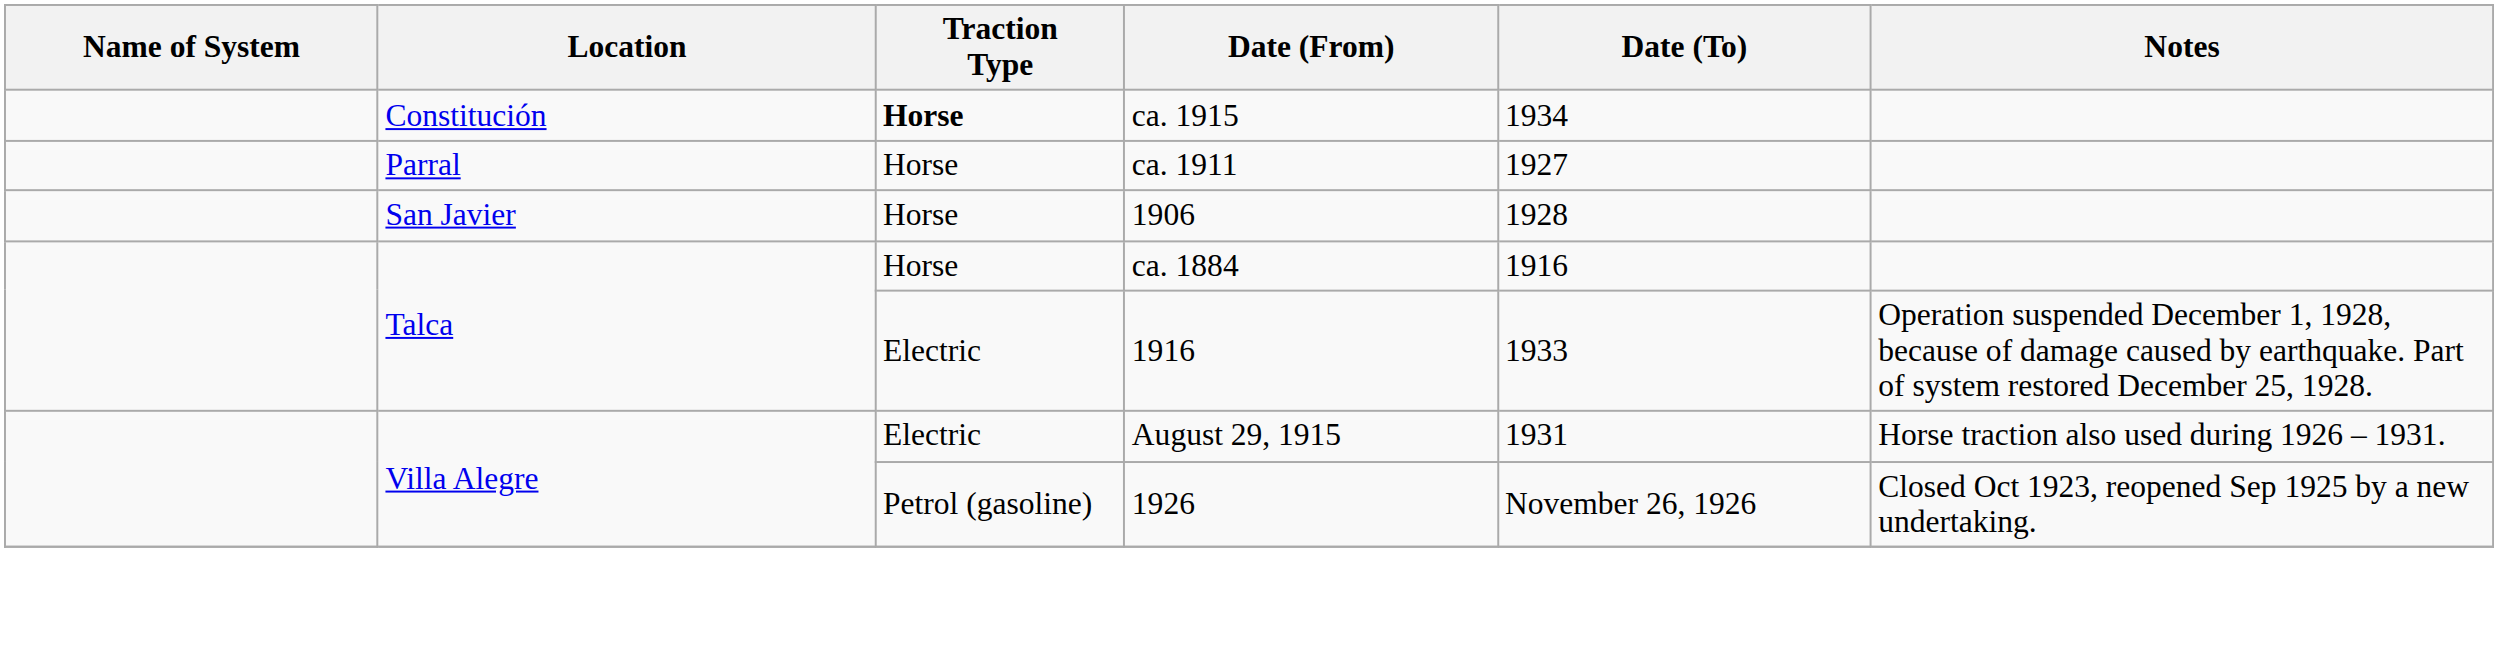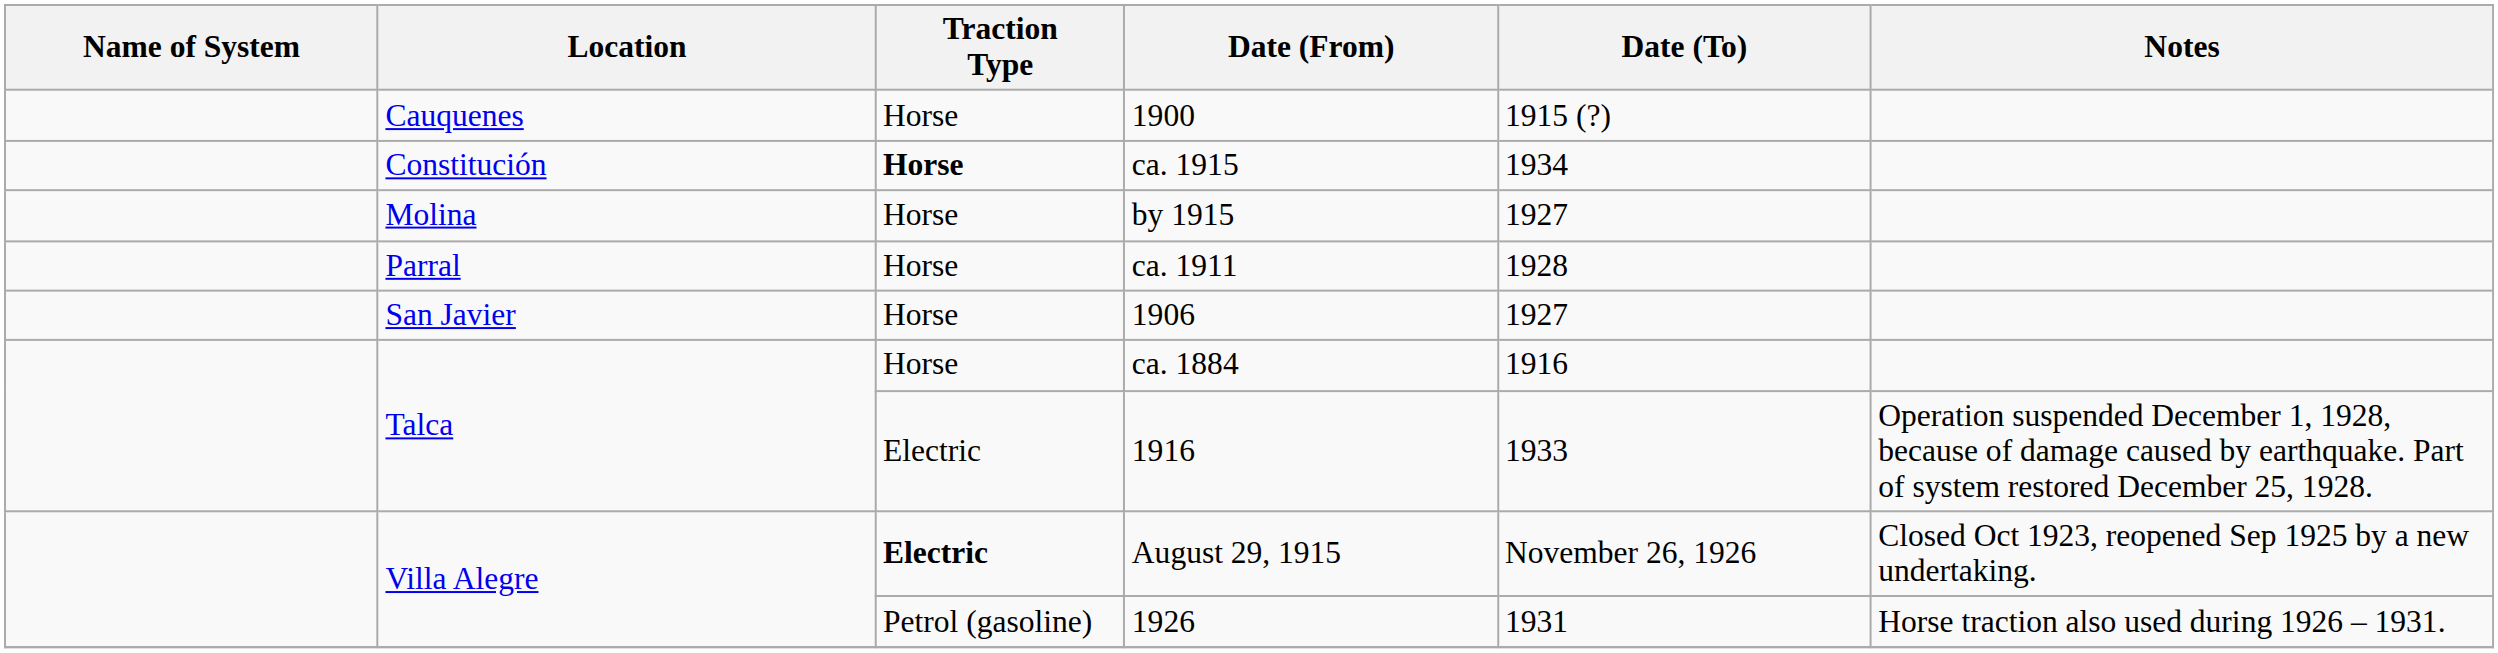+ row: (1163, 114)
+ row: (1183, 214)
(1537, 164) 1927 -> (1537, 264) 1928
(1537, 214) 1928 -> (1537, 314) 1927
(932, 435) normal -> (936, 553) bold
(1537, 435) 1931 -> (1631, 553) November 26, 1926
(2162, 435) Horse traction also used during 1926 – 1931. -> (2174, 553) Closed Oct 1923, reopened Sep 1925 by a new undertaking.
(1631, 503) November 26, 1926 -> (1537, 621) 1931
(2174, 503) Closed Oct 1923, reopened Sep 1925 by a new undertaking. -> (2162, 621) Horse traction also used during 1926 – 1931.
